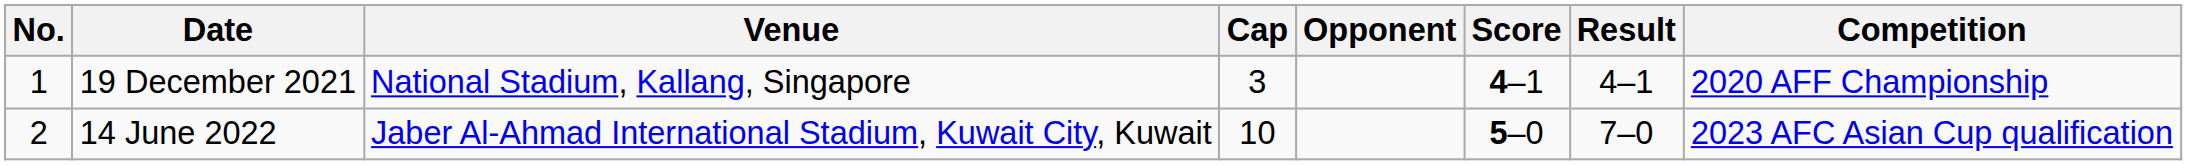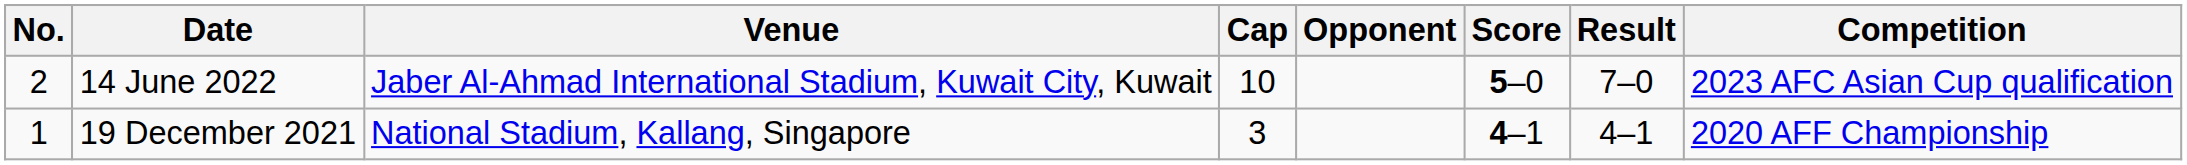rows swapped: (218, 81) <-> (178, 133)
